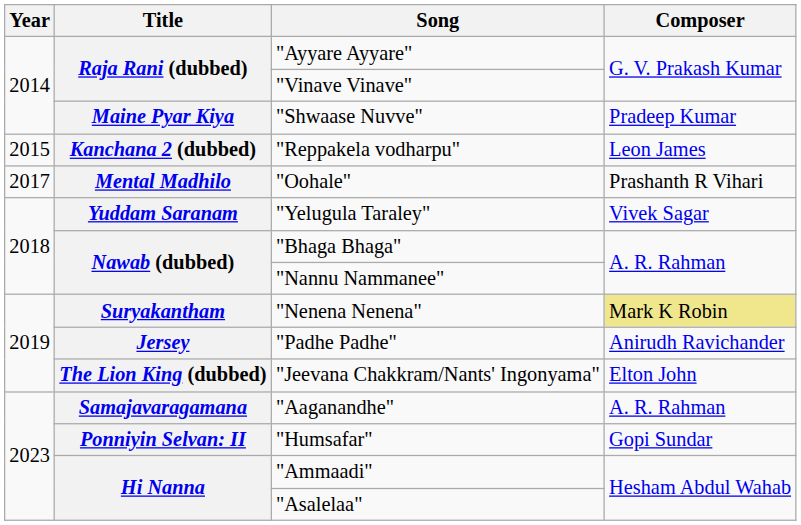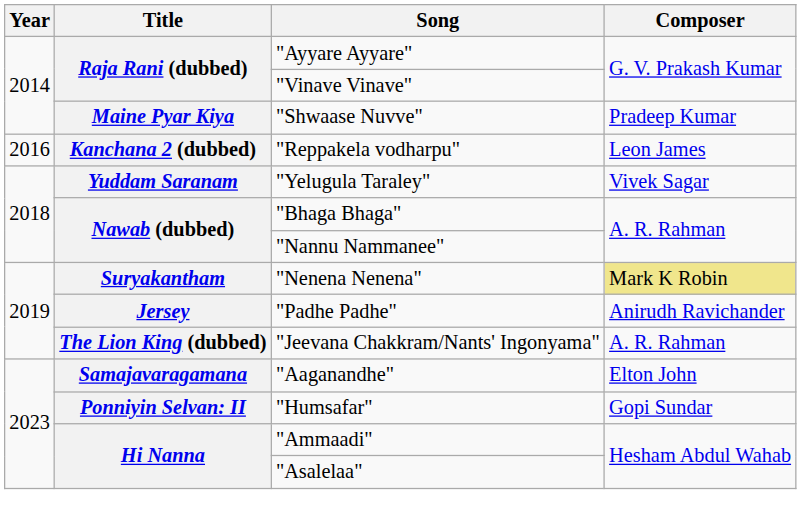(30, 149) 2015 -> (30, 149) 2016
- row: (314, 181)
(653, 375) Elton John -> (667, 342) A. R. Rahman
(667, 407) A. R. Rahman -> (653, 375) Elton John
